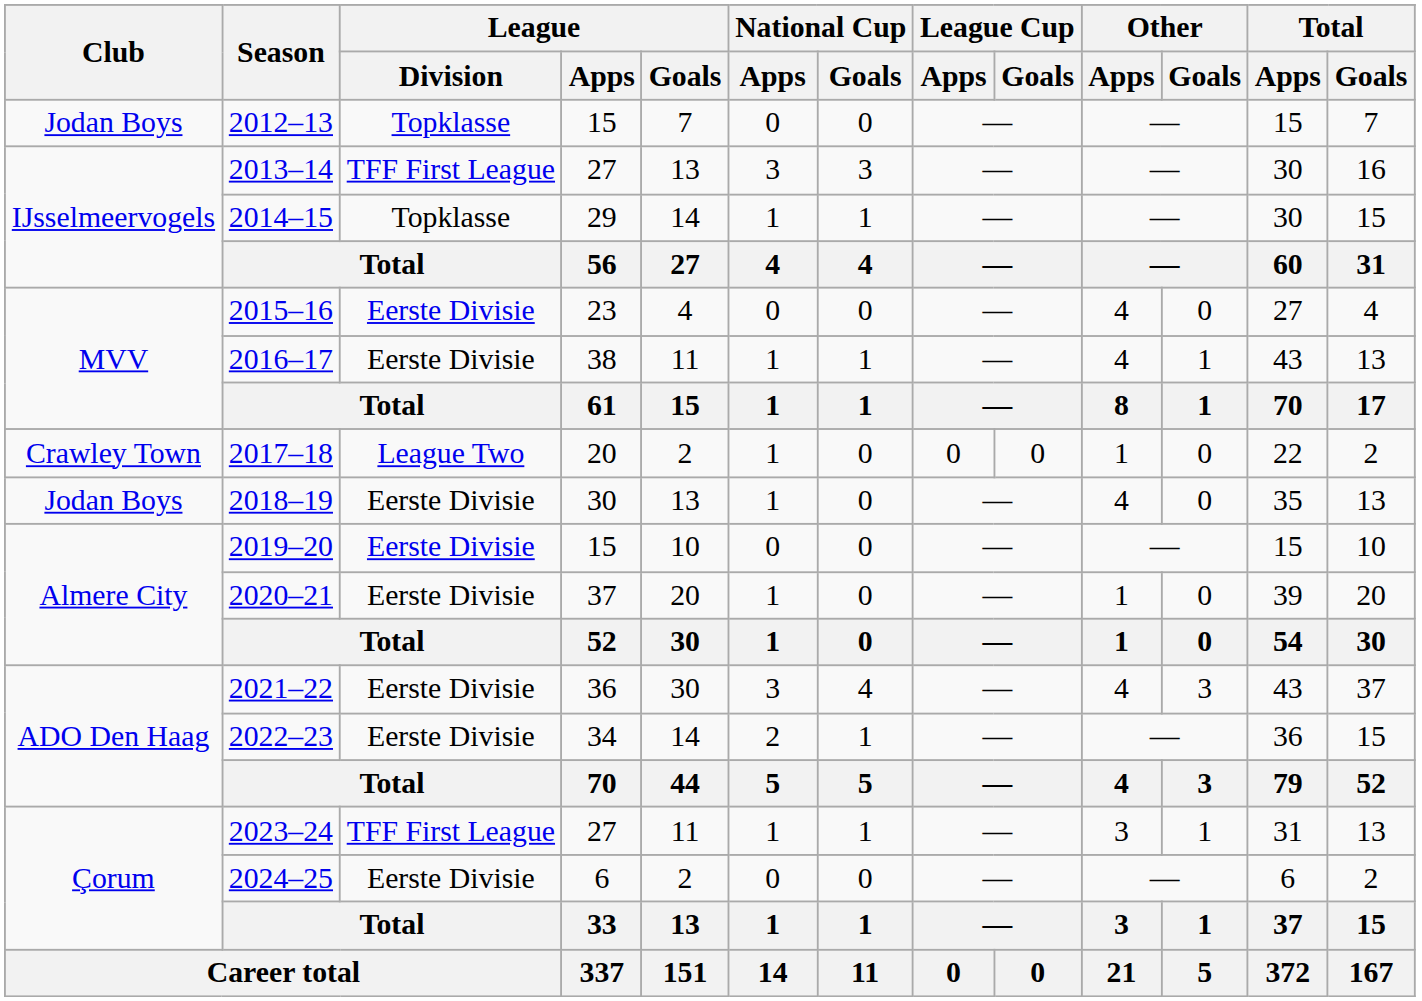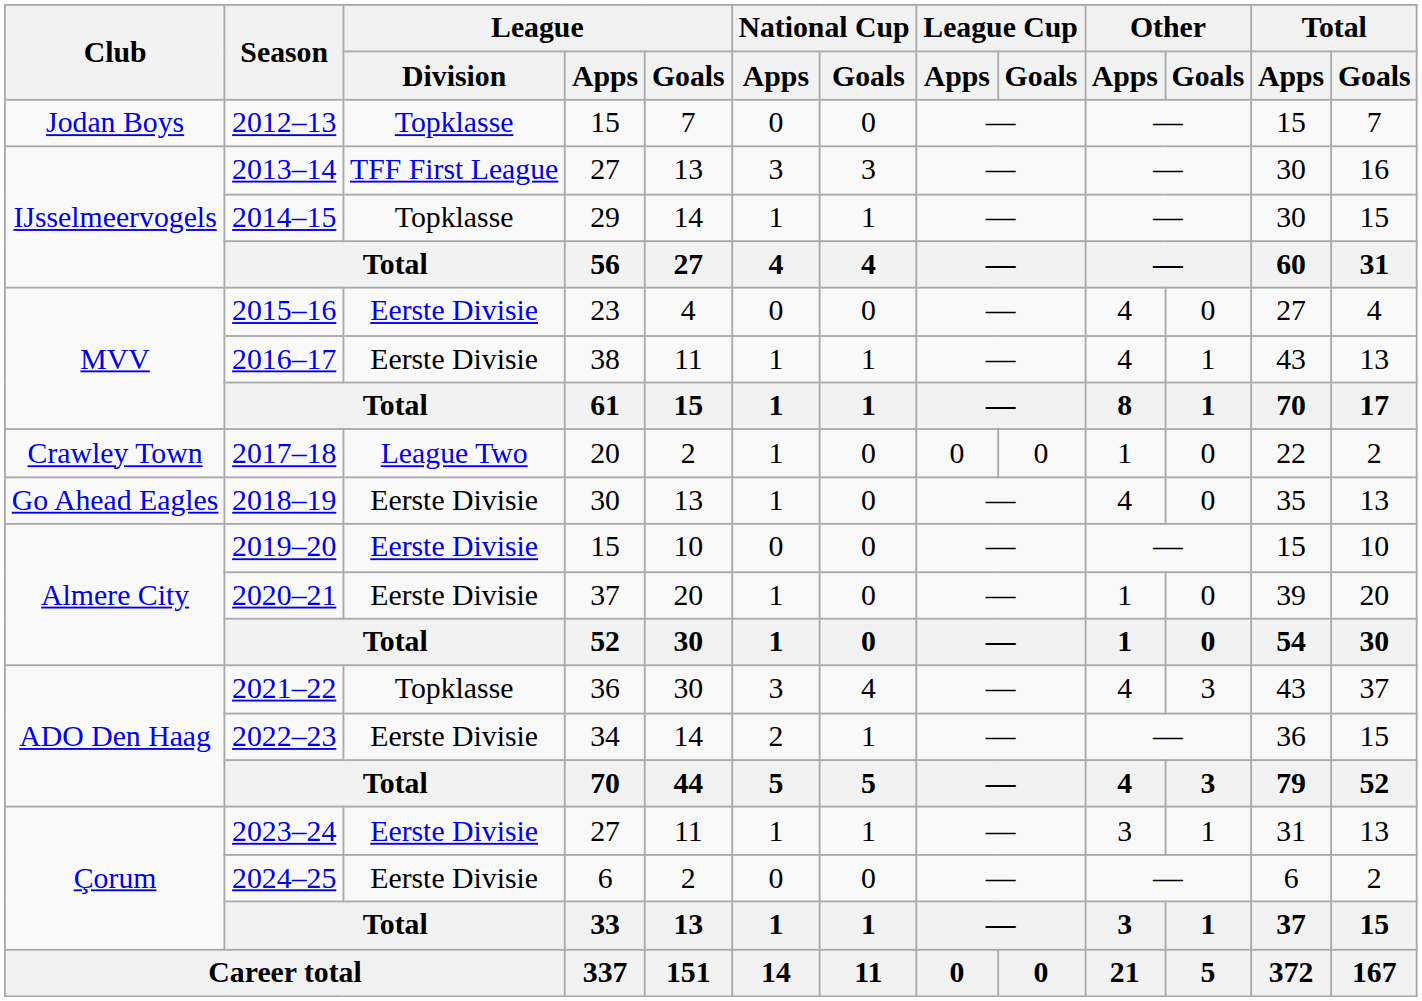(113, 500) Jodan Boys -> (115, 500) Go Ahead Eagles
(451, 688) Eerste Divisie -> (454, 688) Topklasse
(451, 830) TFF First League -> (454, 830) Eerste Divisie
